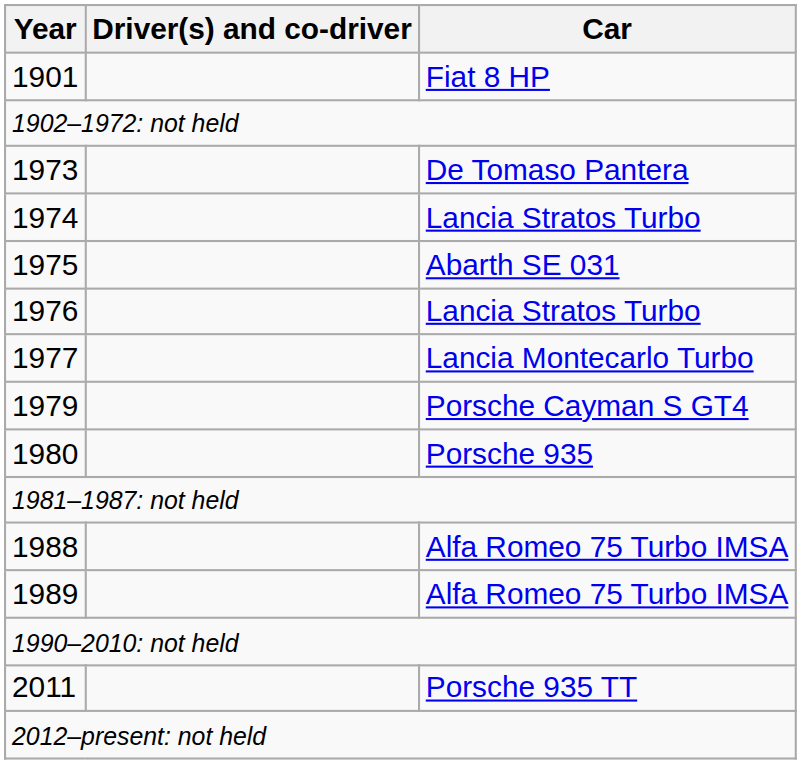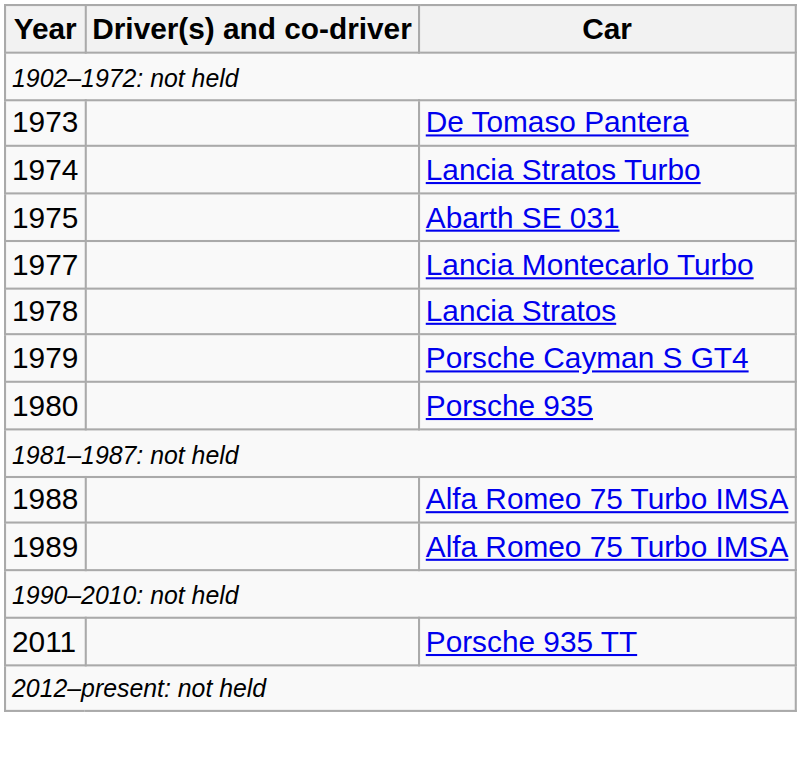- row: (45, 76)
- row: (45, 312)
+ row: (45, 312)
